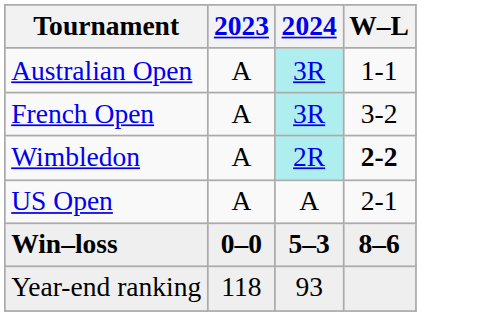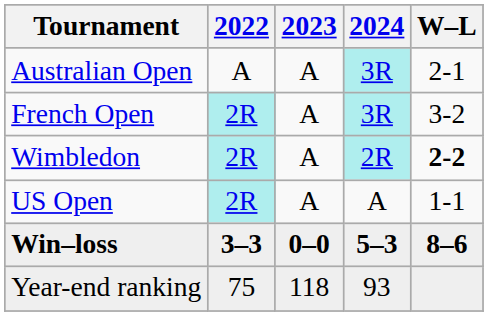+ column: (241, 26)
(379, 69) 1-1 -> (447, 69) 2-1
(379, 200) 2-1 -> (447, 200) 1-1
